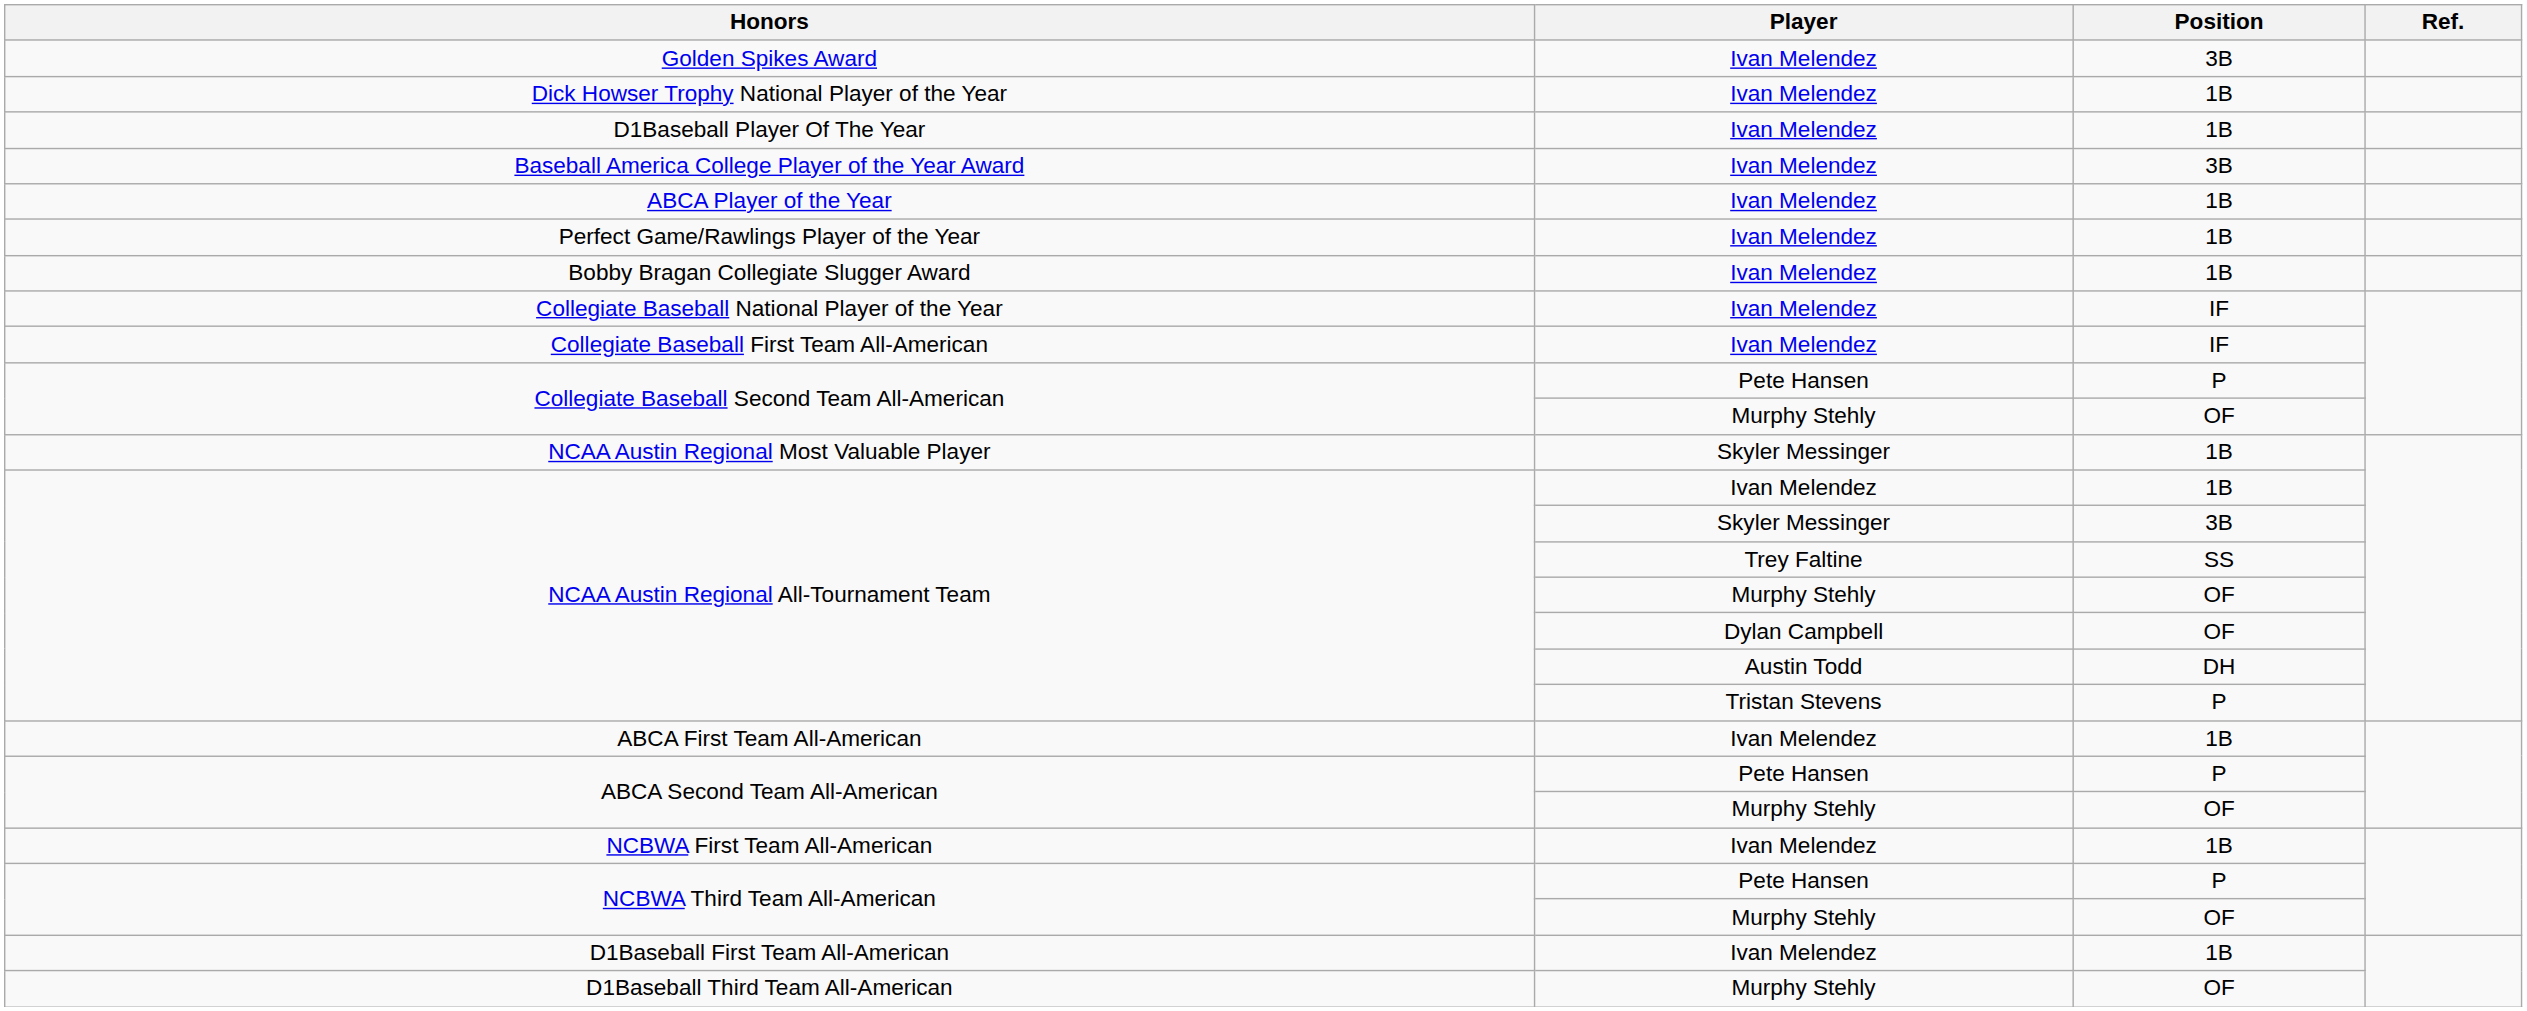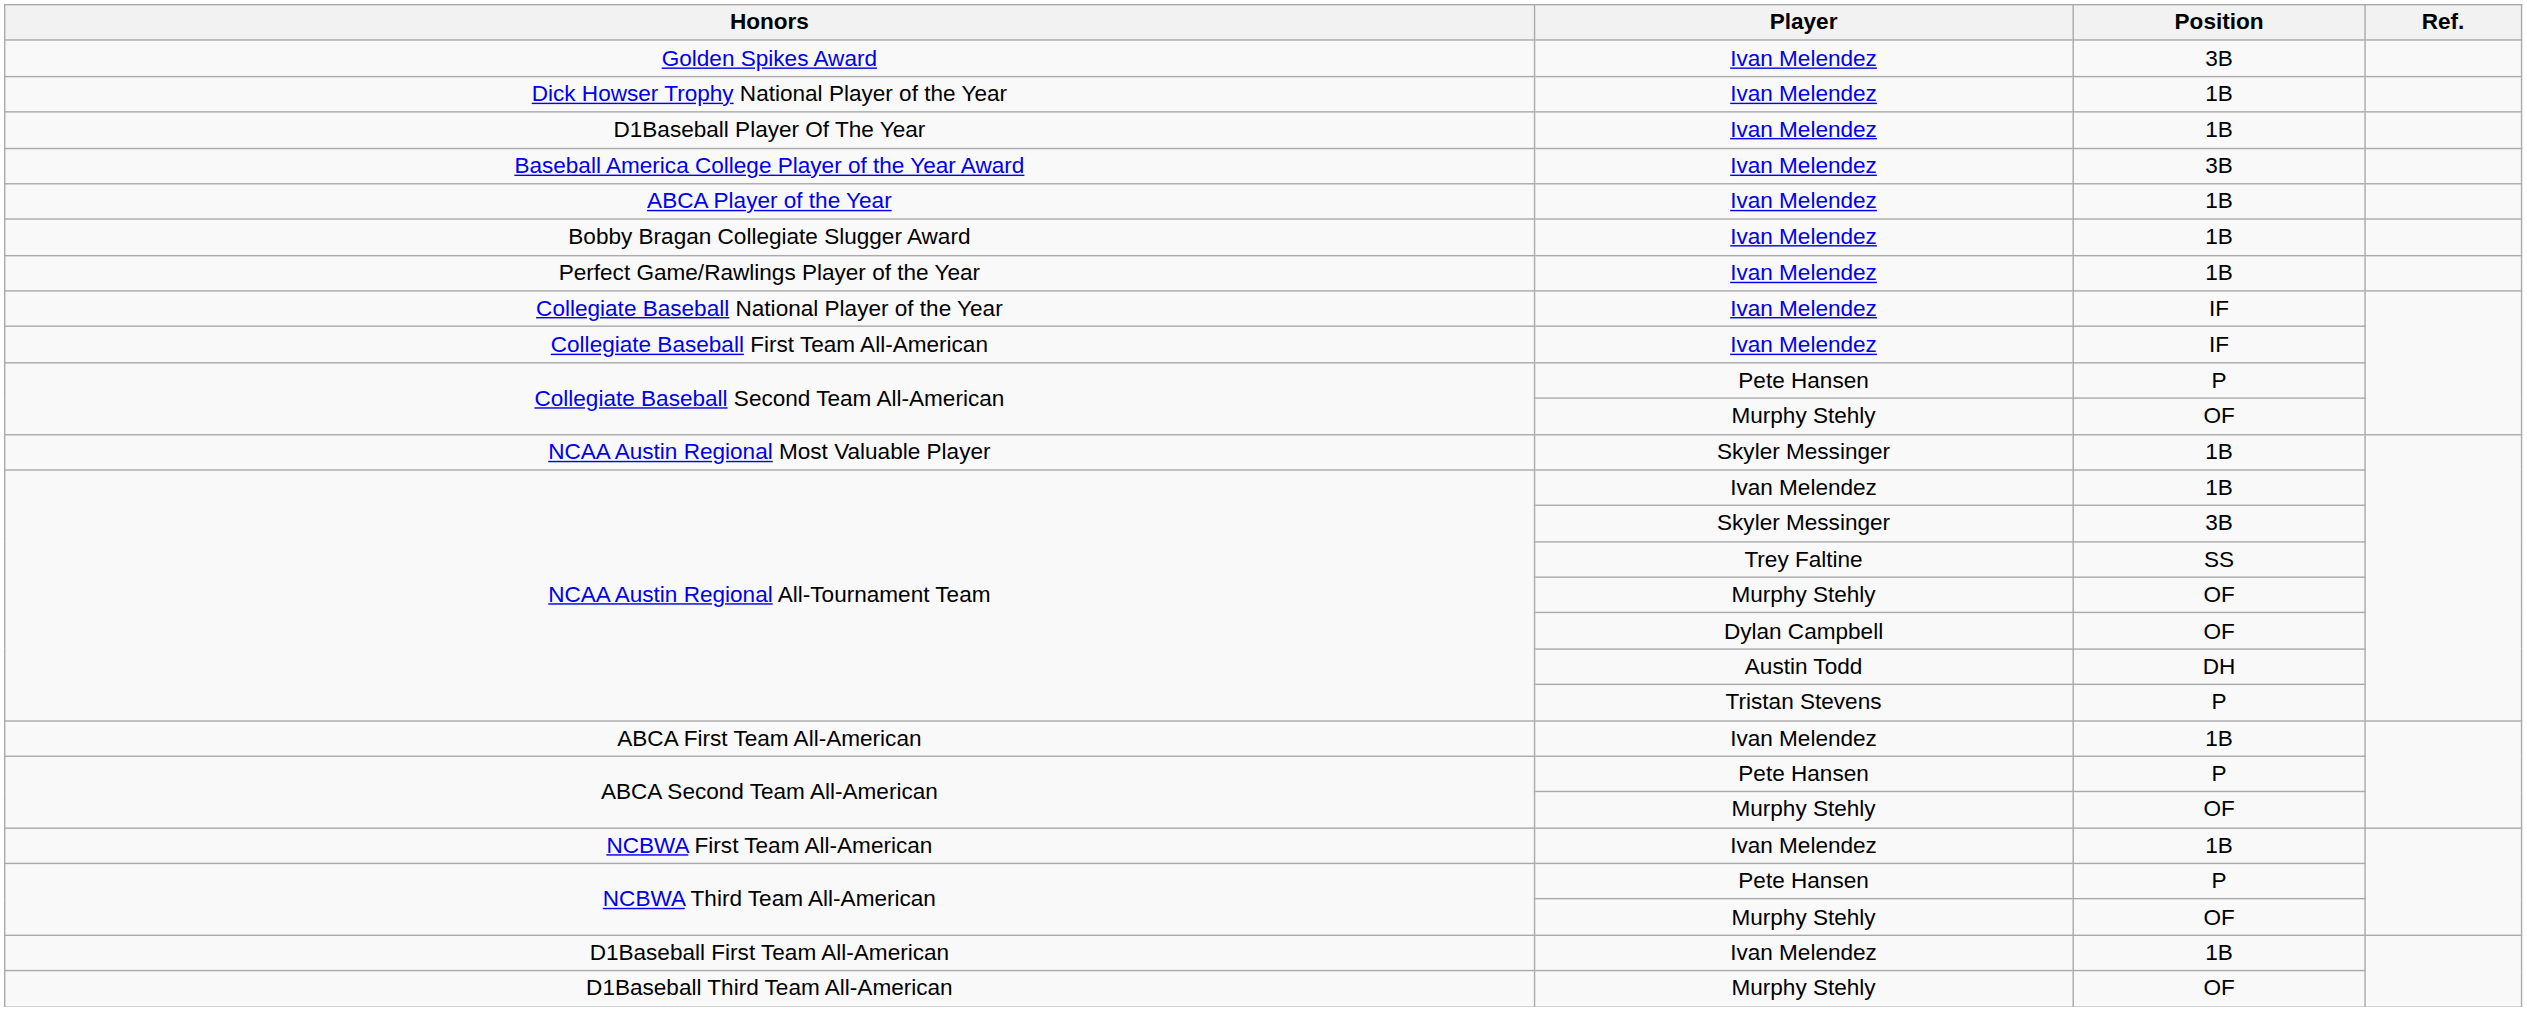rows swapped: (769, 237) <-> (769, 272)
